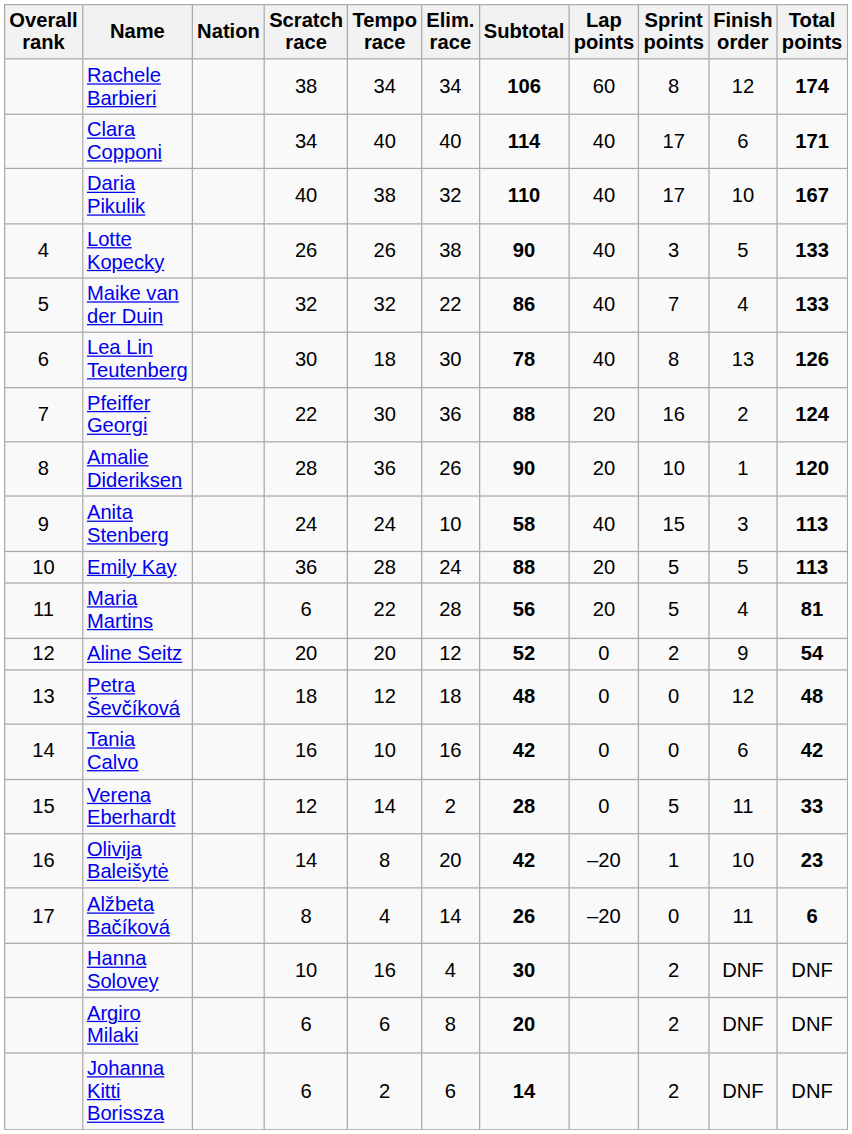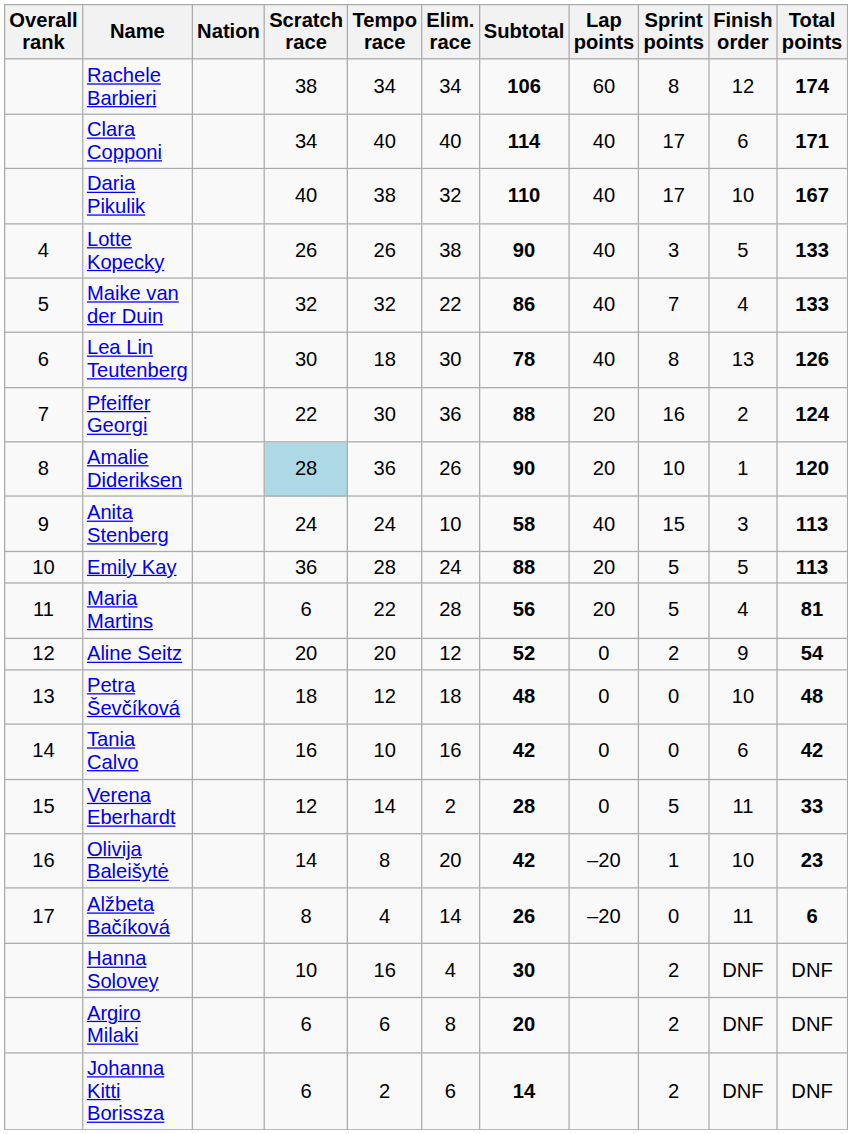(306, 469) no background -> (306, 469) lightblue background
(743, 696) 12 -> (743, 696) 10
